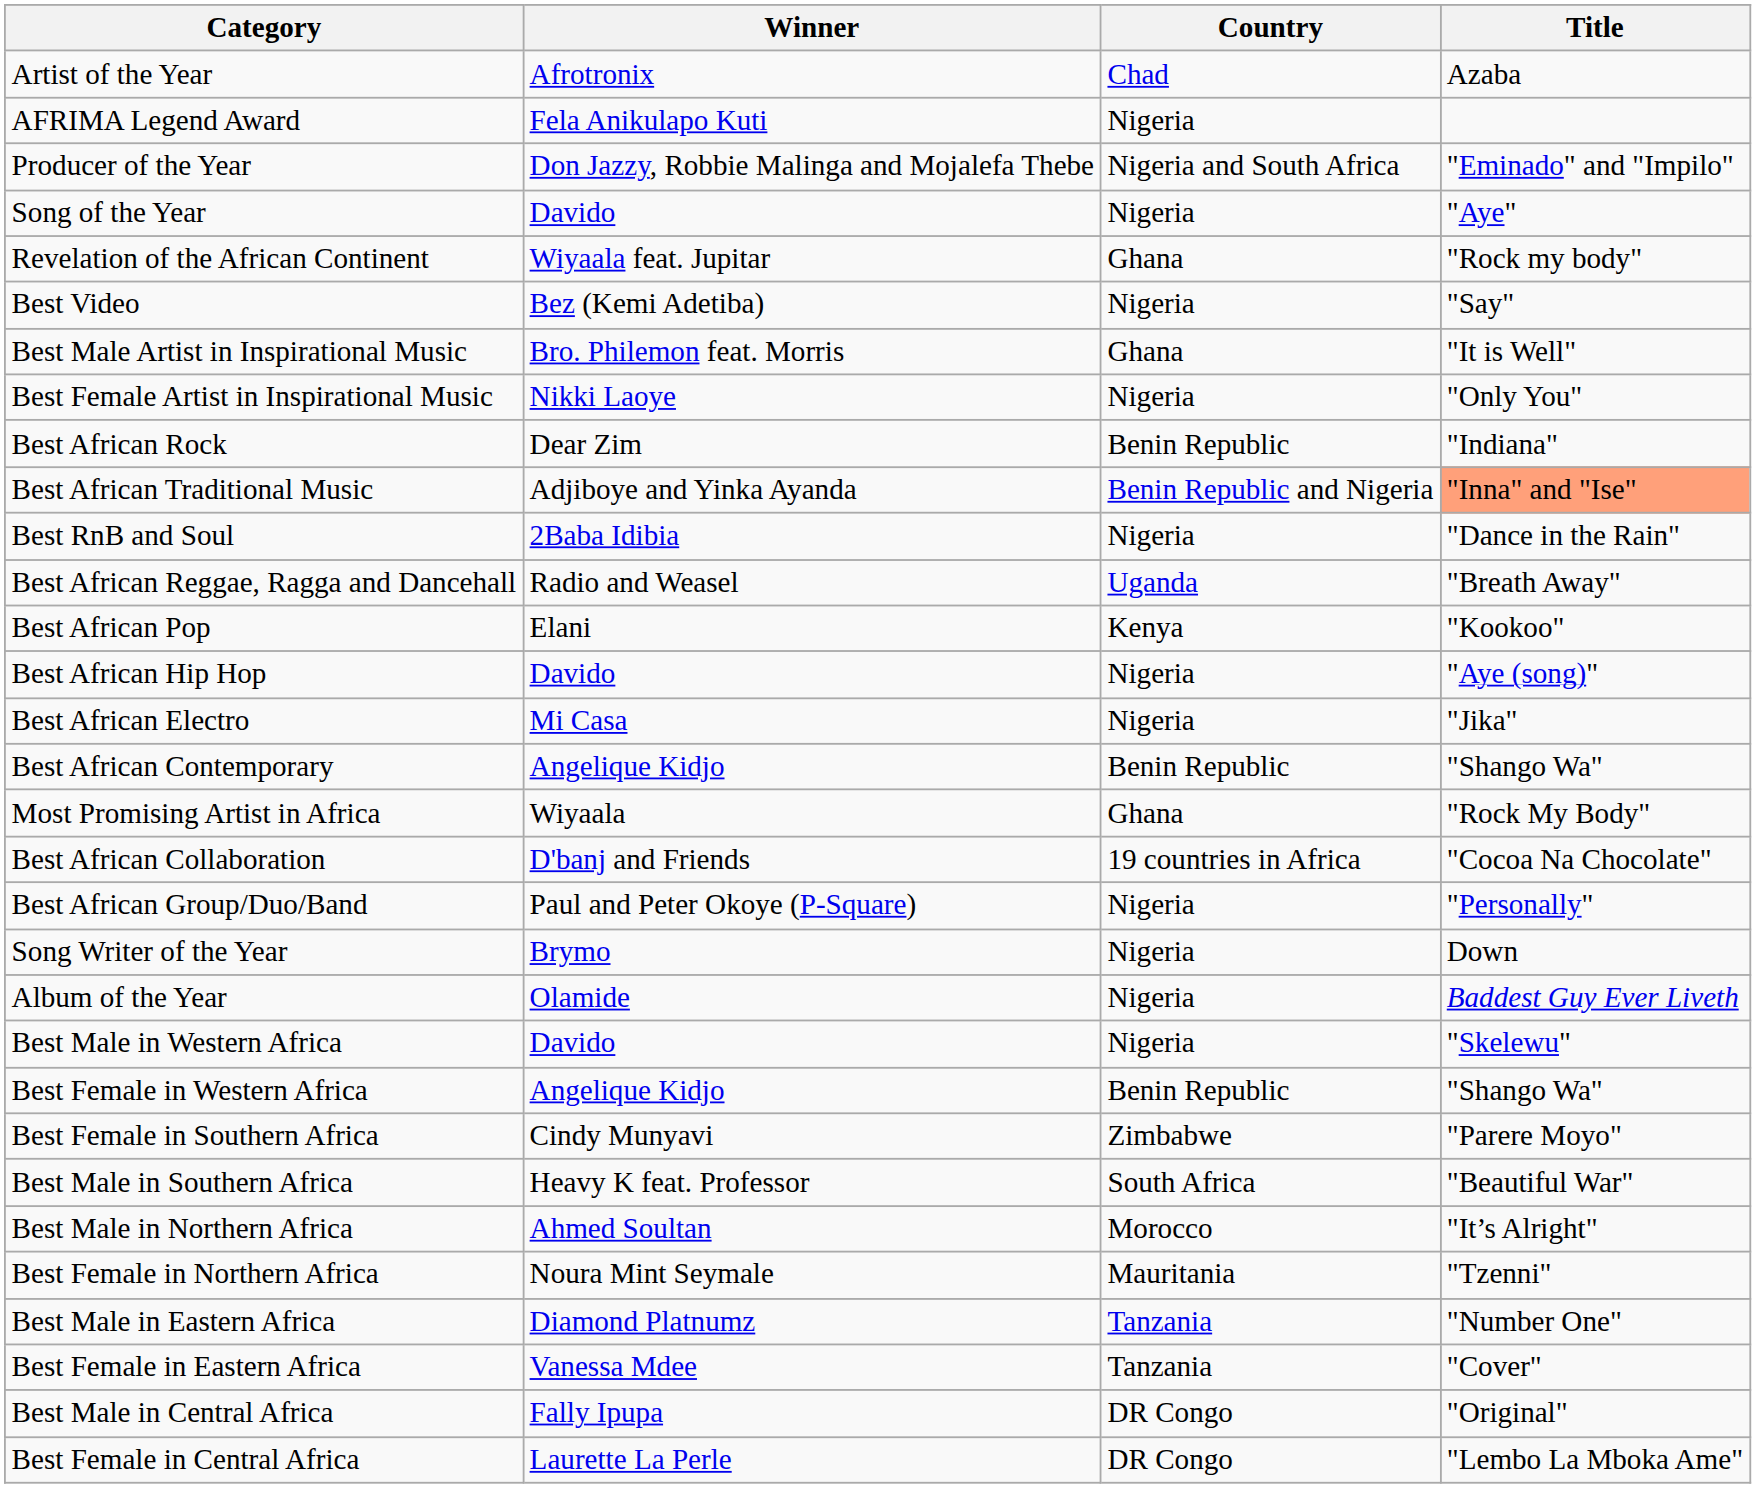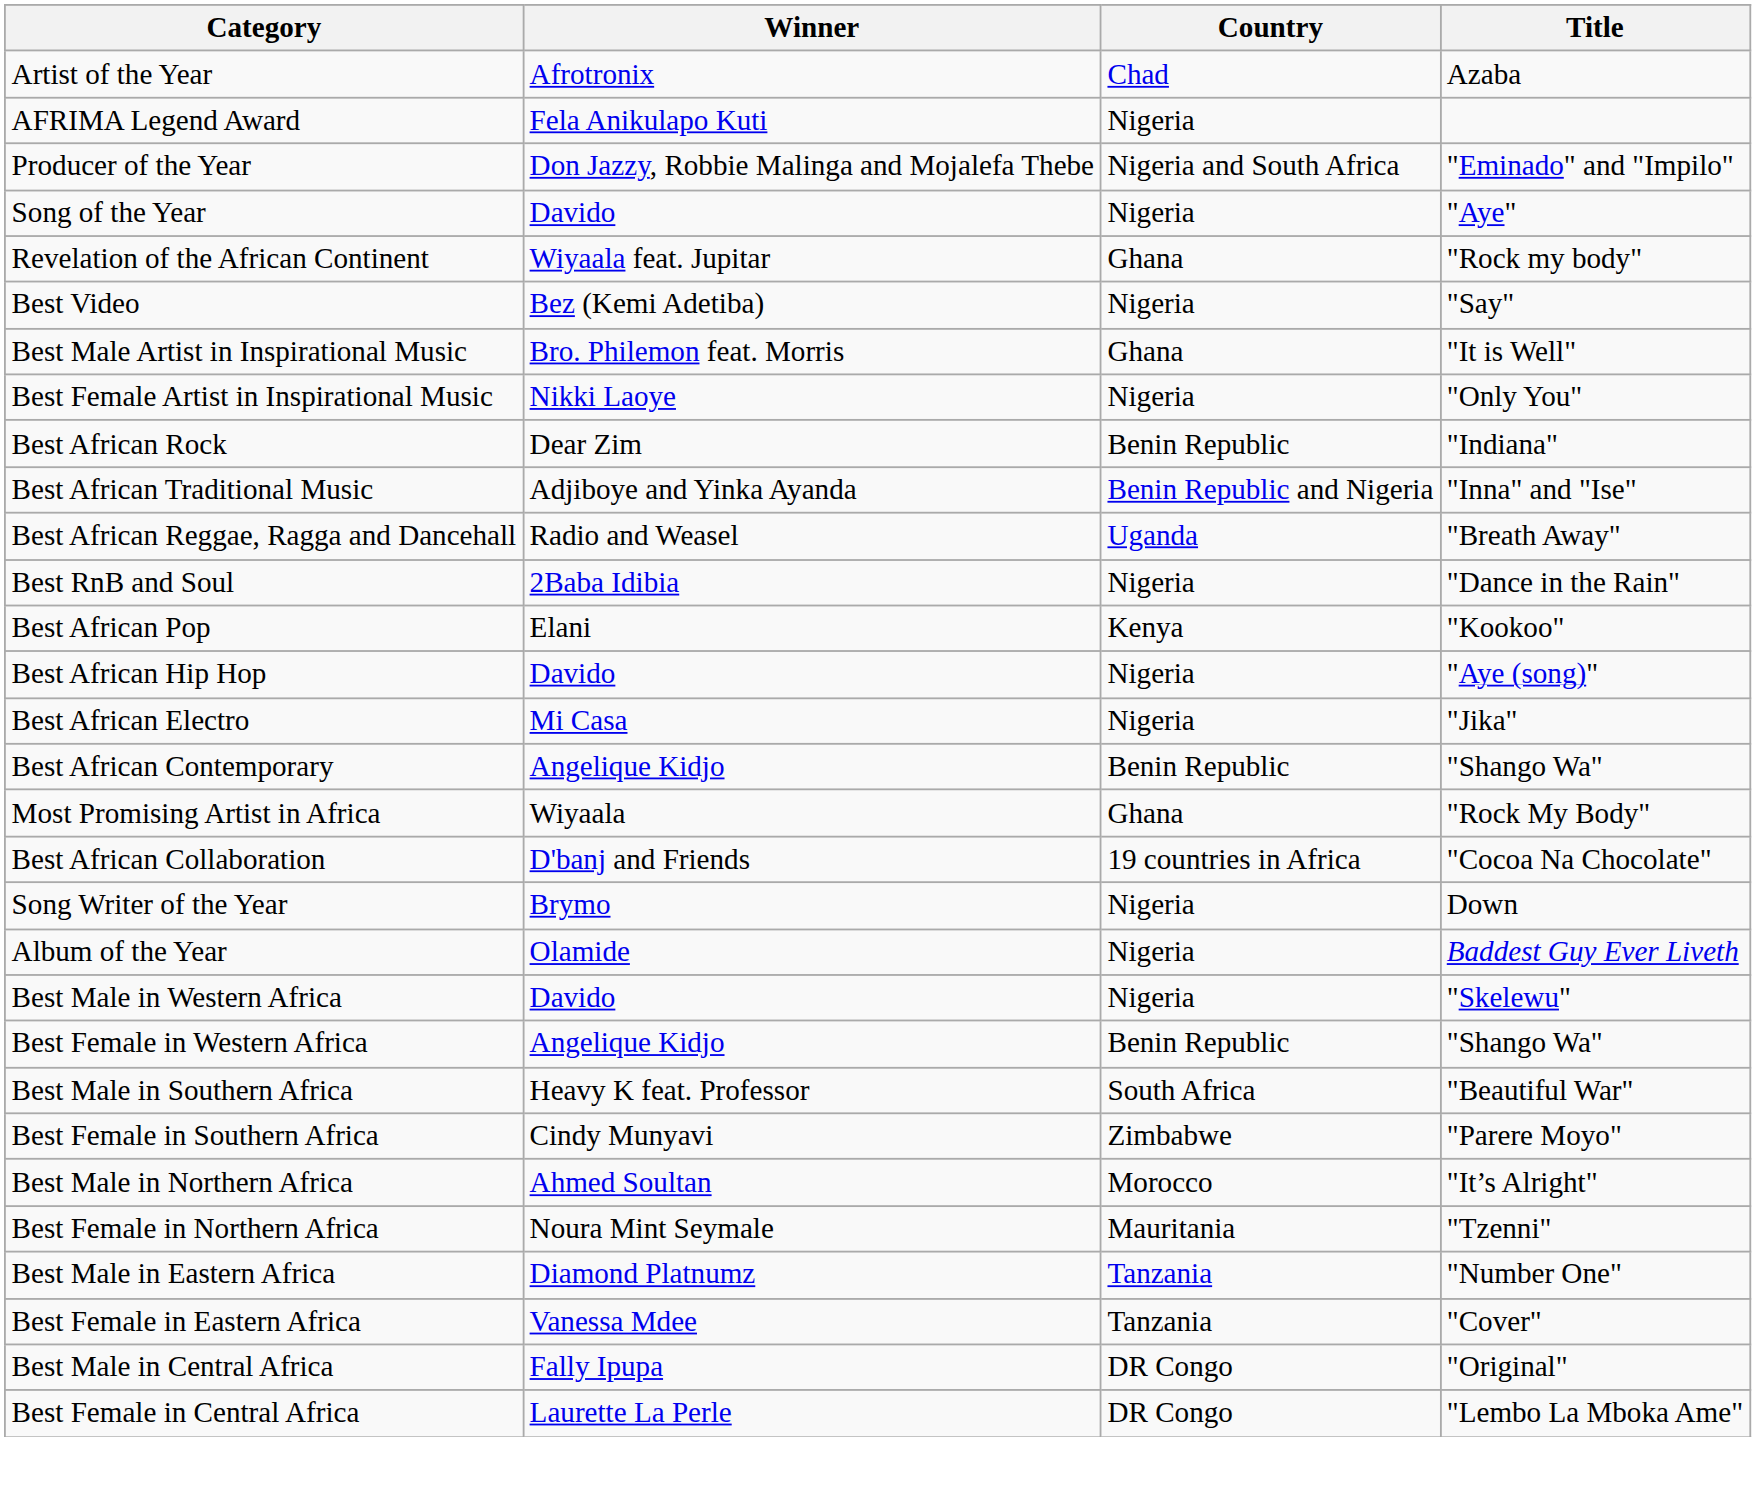(1542, 489) lightsalmon background -> (1542, 489) no background
rows swapped: (123, 535) <-> (264, 581)
- row: (190, 905)
rows swapped: (182, 1182) <-> (195, 1135)
